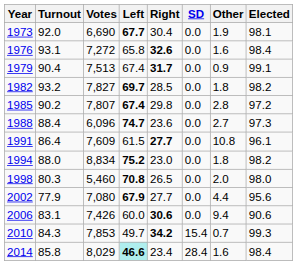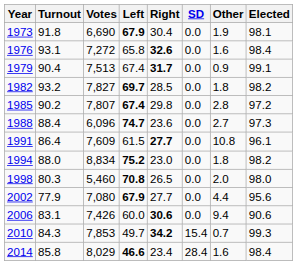(49, 32) 92.0 -> (49, 32) 91.8
(133, 32) 67.7 -> (133, 32) 67.9
(133, 251) paleturquoise background -> (133, 251) no background
